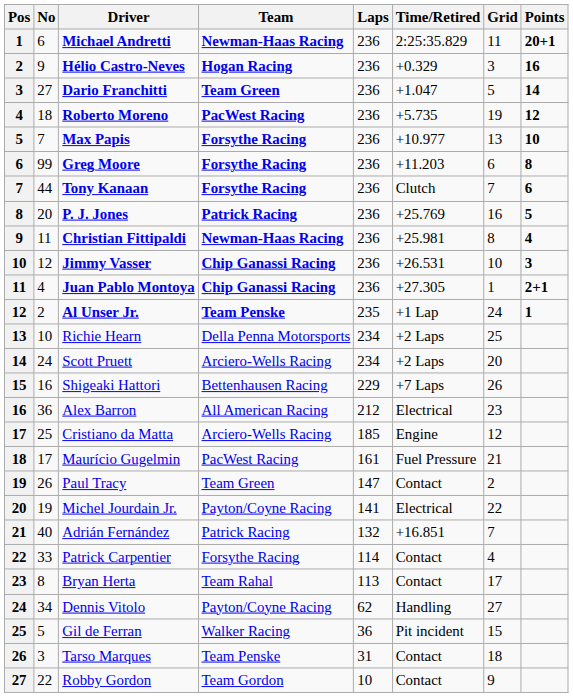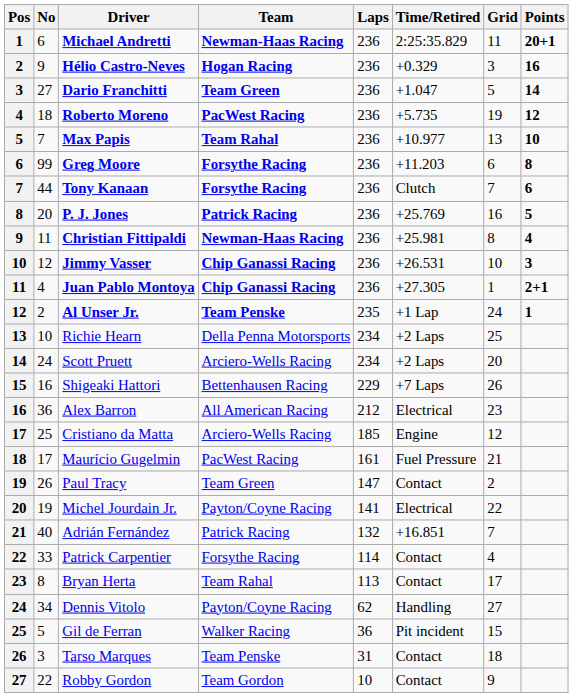(254, 139) Forsythe Racing -> (240, 139) Team Rahal
